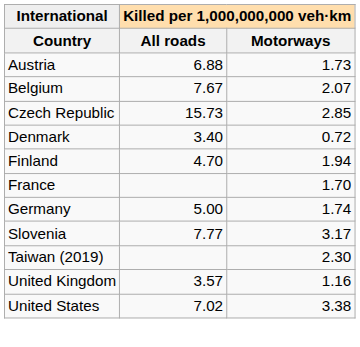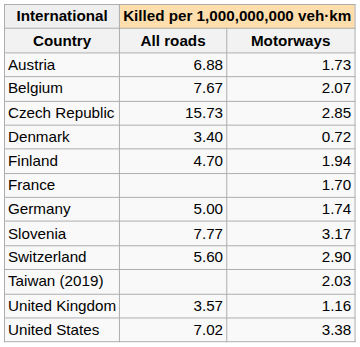+ row: (47, 257)
(336, 257) 2.30 -> (336, 281) 2.03
